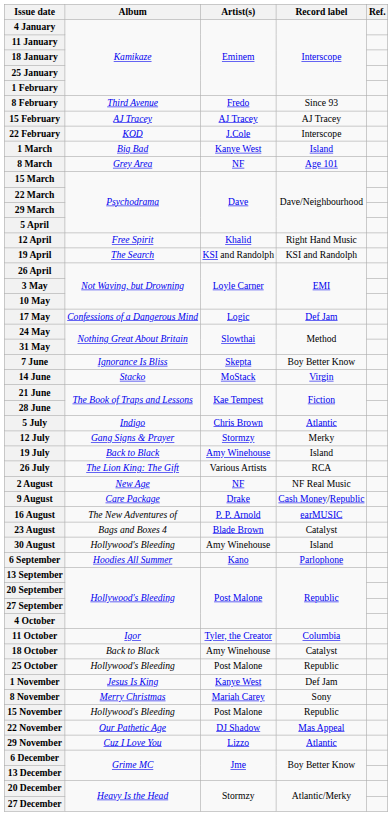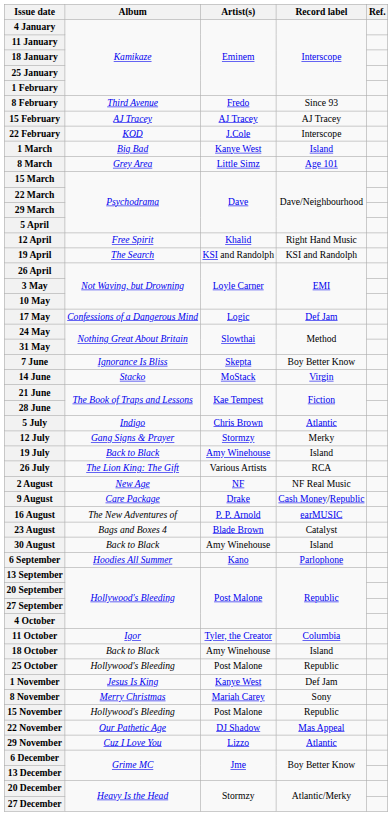(238, 164) NF -> (238, 164) Little Simz
(133, 544) Hollywood's Bleeding -> (133, 544) Back to Black
(321, 651) Catalyst -> (321, 651) Island
